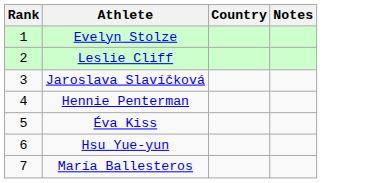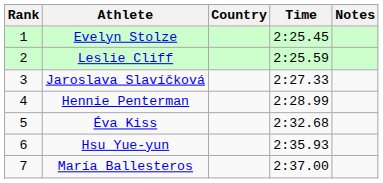+ column: (301, 15)
